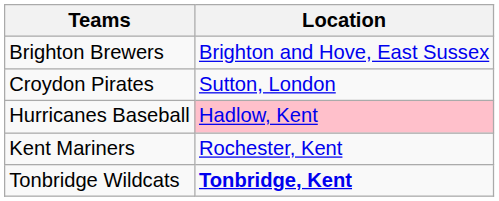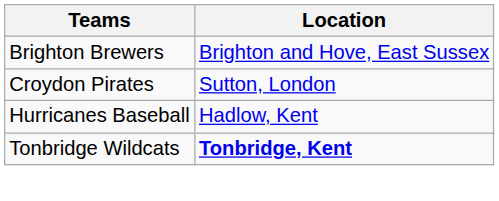(258, 116) pink background -> (258, 116) no background
- row: (72, 148)
